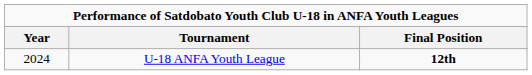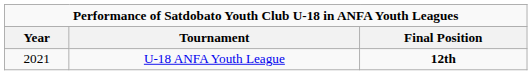(37, 59) 2024 -> (37, 59) 2021
